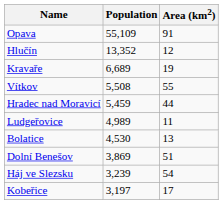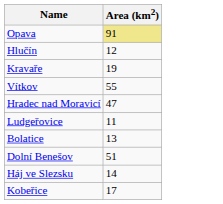- column: (132, 14)
(168, 33) no background -> (111, 33) khaki background
(168, 103) 44 -> (111, 103) 47
(168, 173) 54 -> (111, 173) 14
